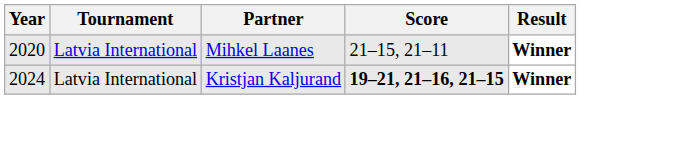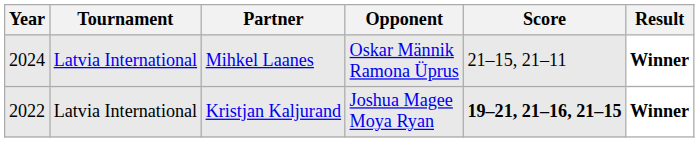+ column: (404, 19)
(27, 49) 2020 -> (27, 60) 2024
(27, 79) 2024 -> (27, 111) 2022
